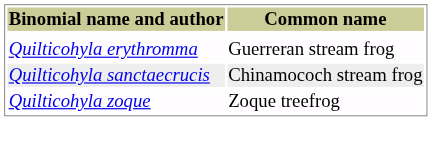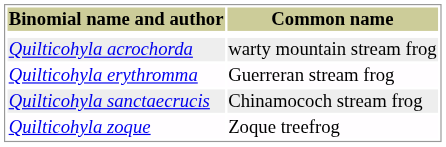+ row: (101, 49)
